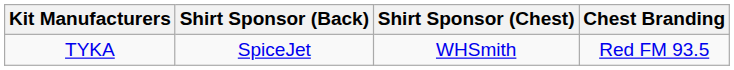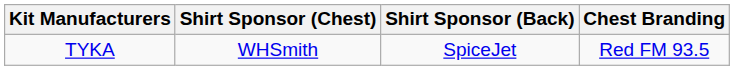columns swapped: (476, 19) <-> (274, 19)
